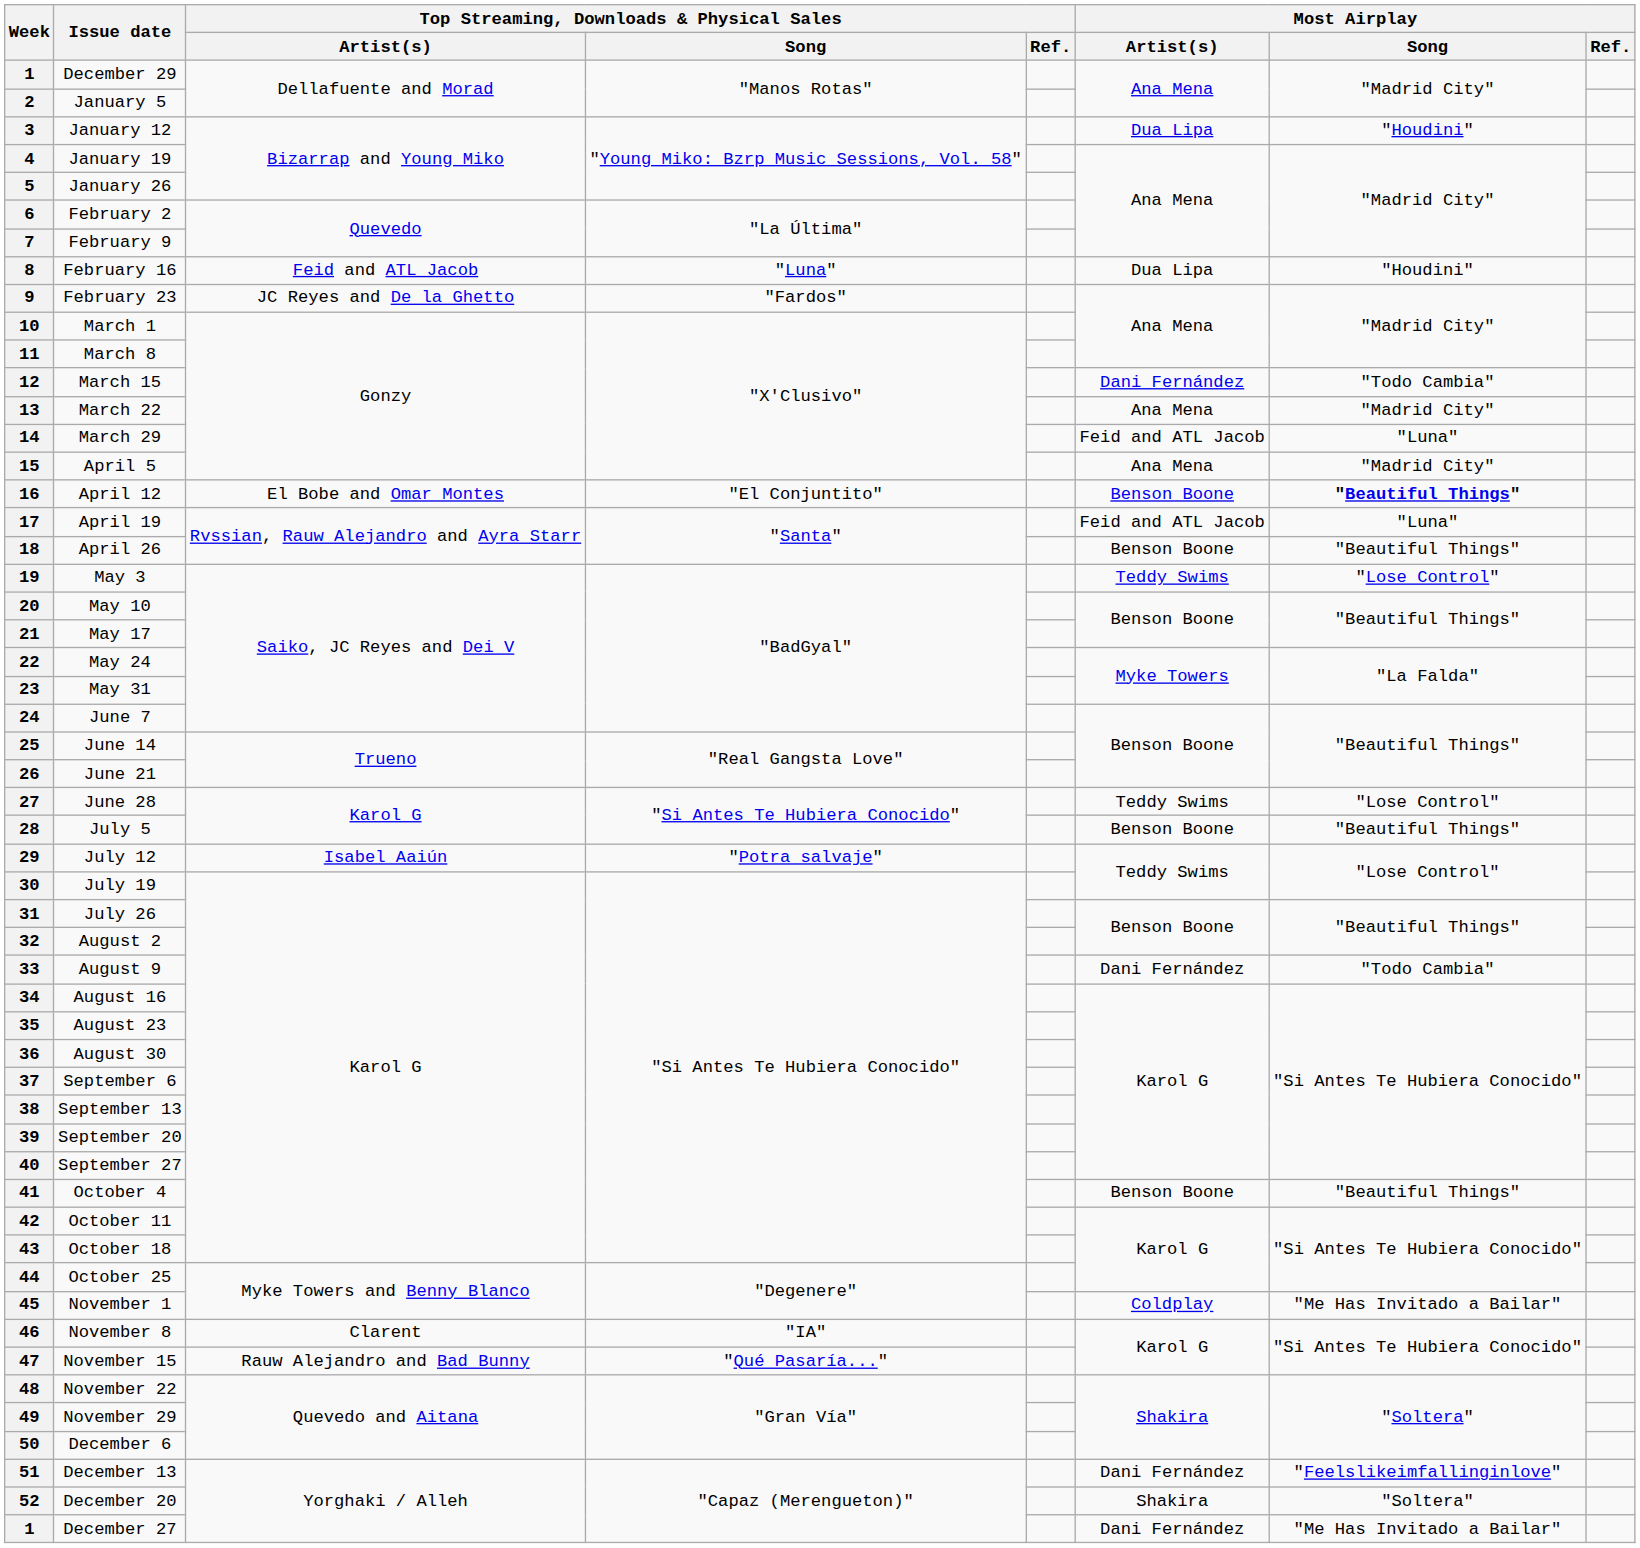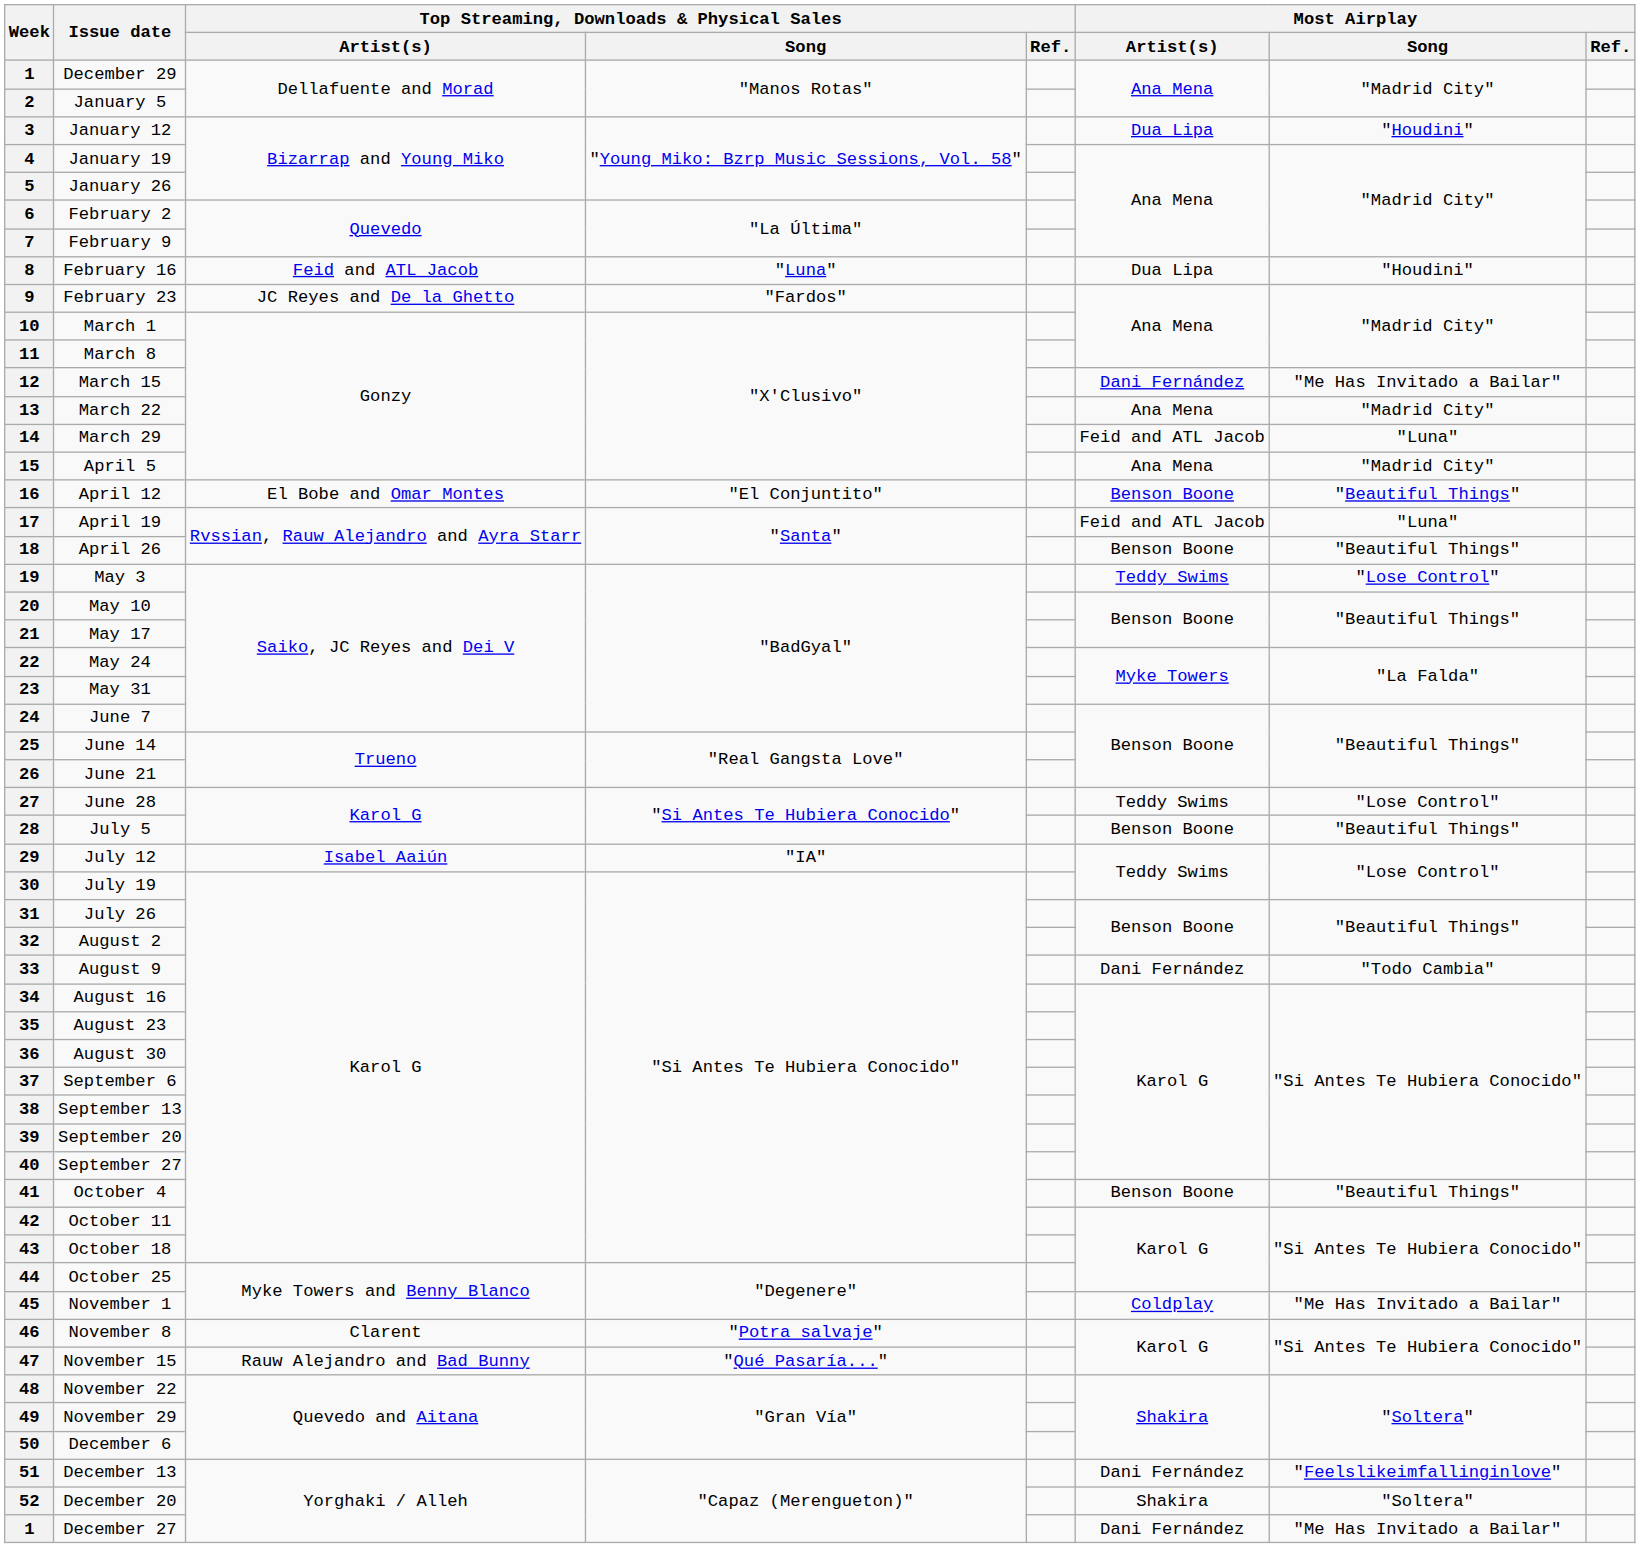(1428, 382) "Todo Cambia" -> (1427, 382) "Me Has Invitado a Bailar"
(1428, 494) bold -> (1428, 494) normal
(806, 858) "Potra salvaje" -> (806, 858) "IA"
(806, 1333) "IA" -> (806, 1333) "Potra salvaje"
